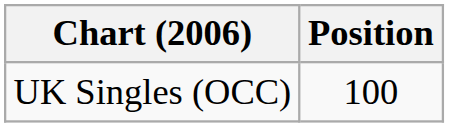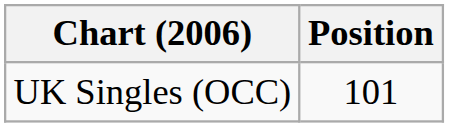(371, 91) 100 -> (371, 91) 101
